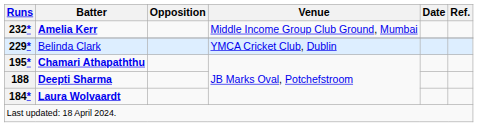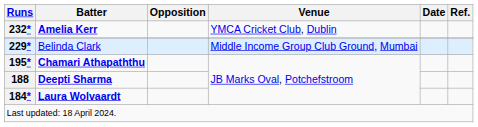(314, 29) Middle Income Group Club Ground, Mumbai -> (274, 29) YMCA Cricket Club, Dublin
(274, 46) YMCA Cricket Club, Dublin -> (314, 46) Middle Income Group Club Ground, Mumbai
